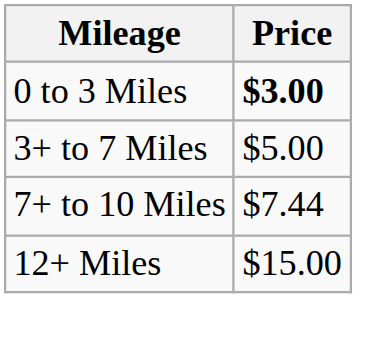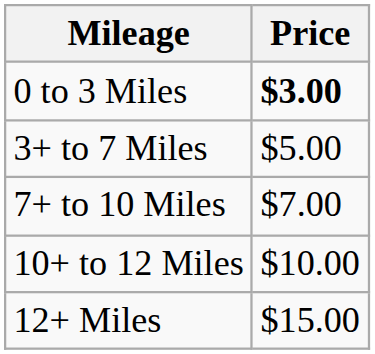(283, 205) $7.44 -> (301, 205) $7.00
+ row: (129, 262)
